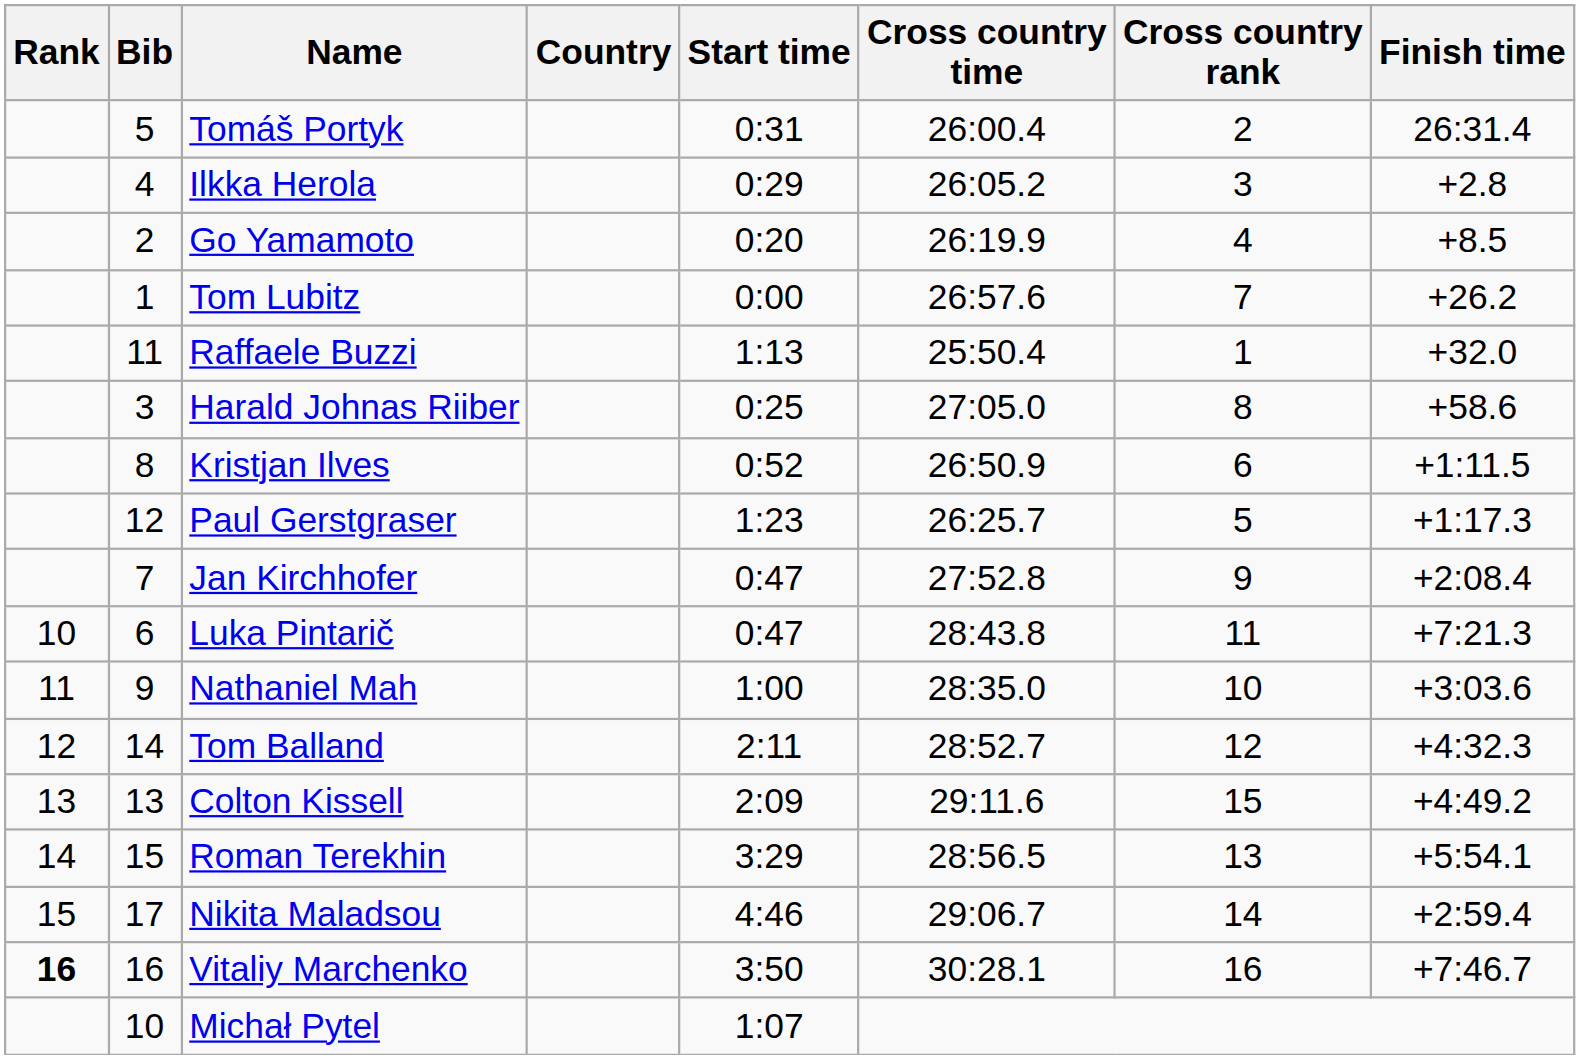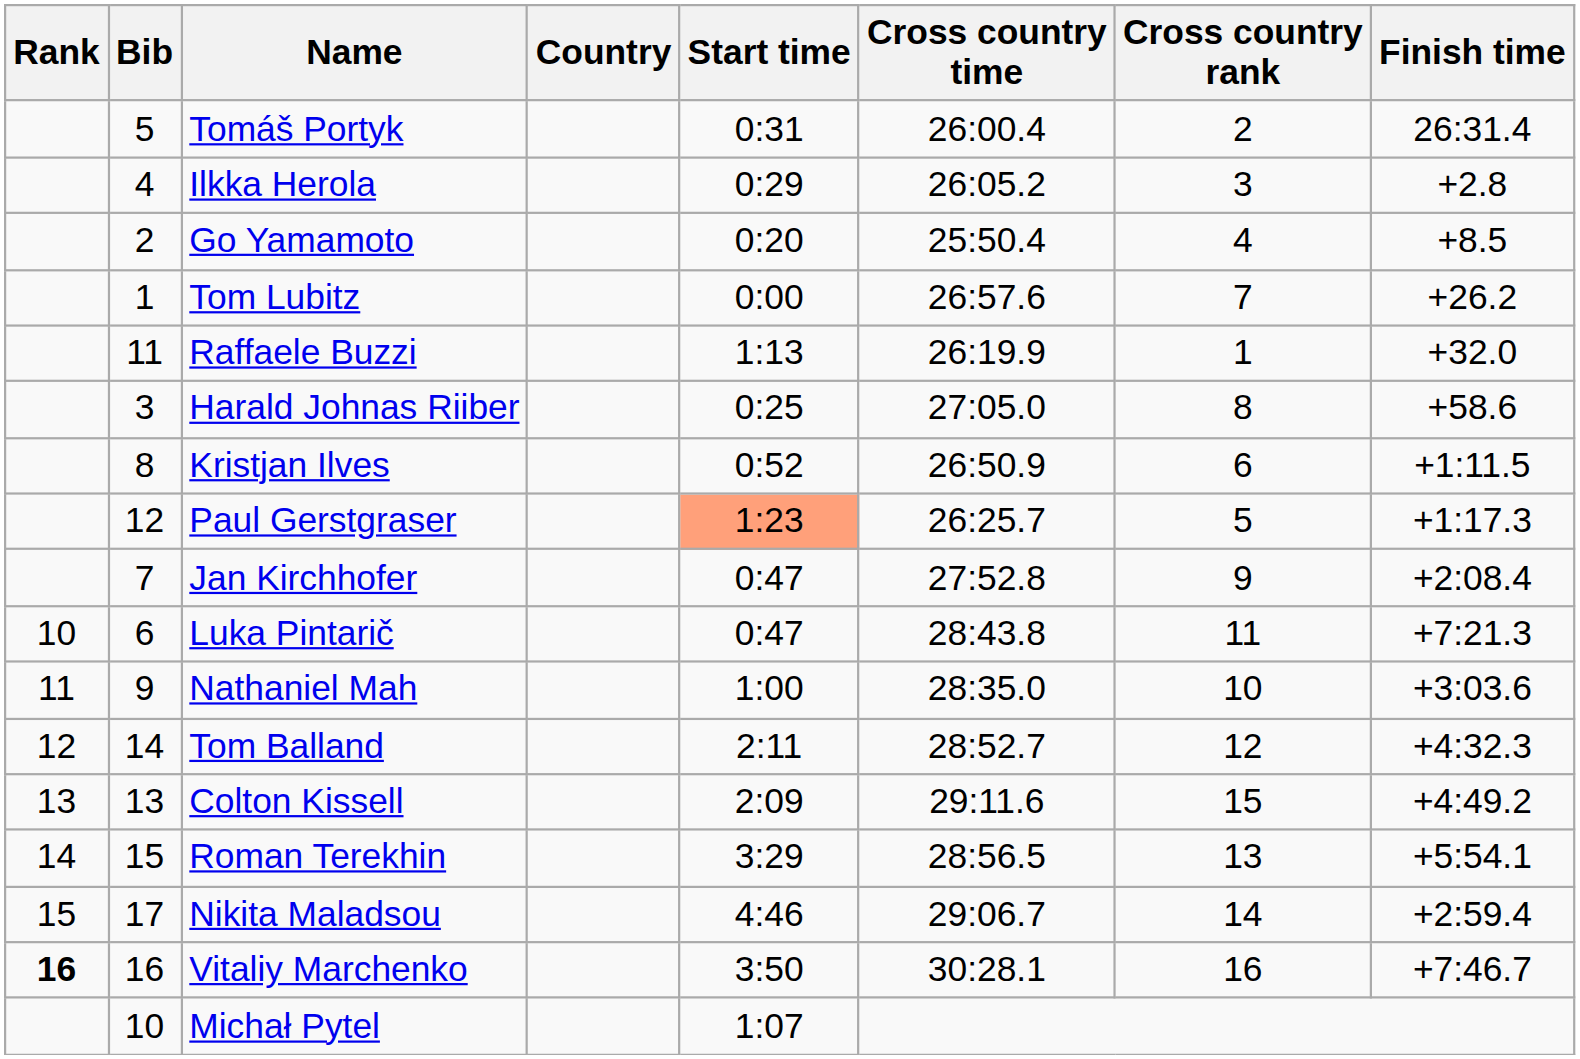(987, 240) 26:19.9 -> (987, 240) 25:50.4
(987, 352) 25:50.4 -> (987, 352) 26:19.9
(769, 520) no background -> (769, 520) lightsalmon background
